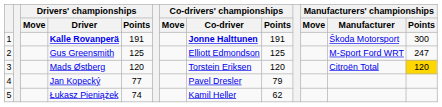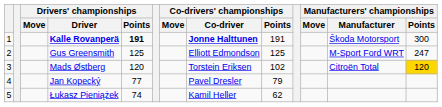(137, 39) normal -> (137, 39) bold
(277, 67) 120 -> (277, 67) 102
